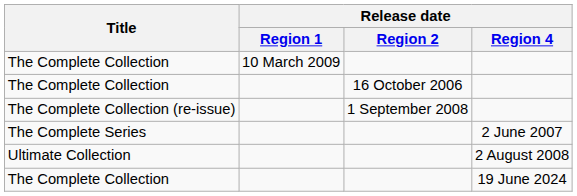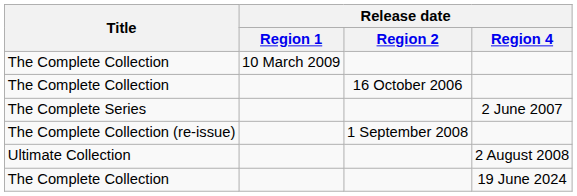rows swapped: (122, 109) <-> (77, 132)
